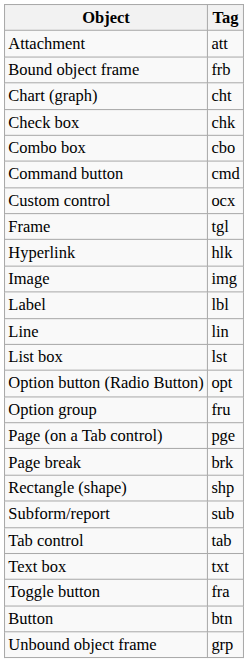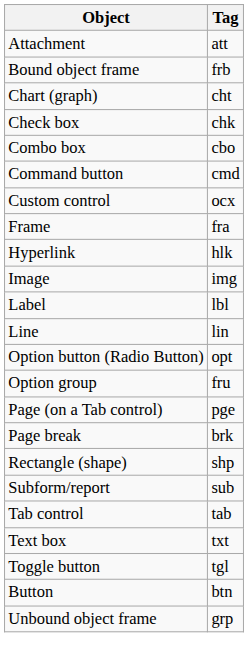(220, 226) tgl -> (221, 226) fra
- row: (36, 357)
(221, 592) fra -> (220, 566) tgl
